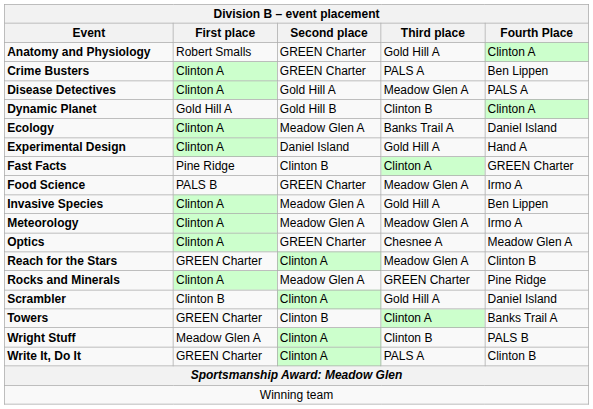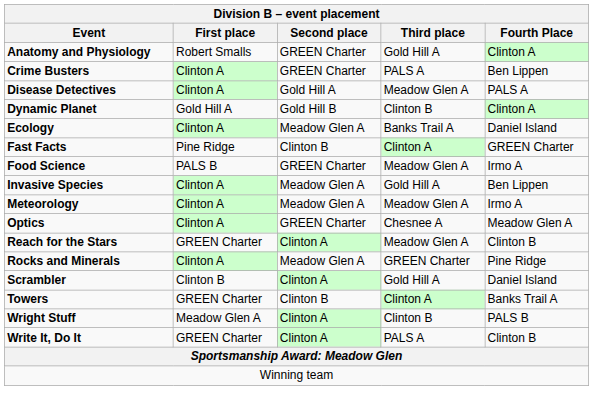- row: (66, 147)
